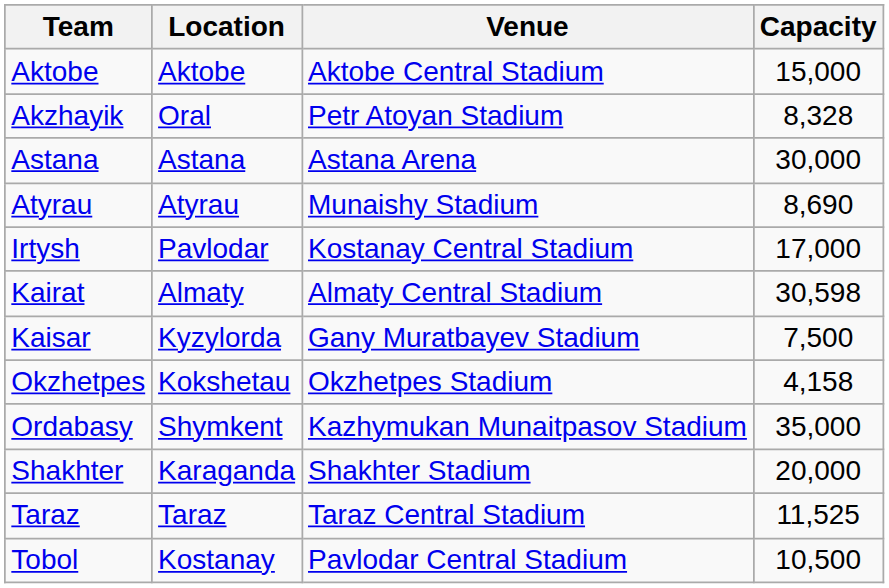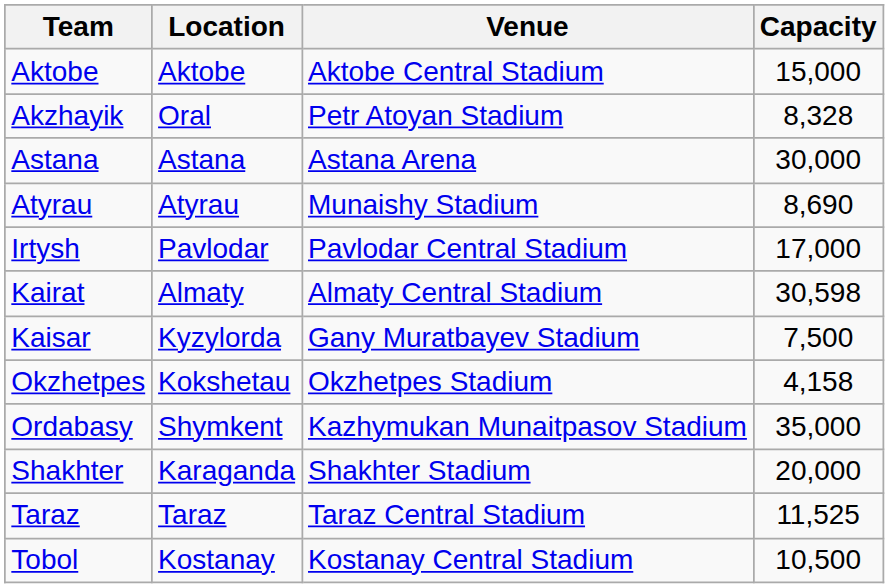(471, 248) Kostanay Central Stadium -> (468, 248) Pavlodar Central Stadium
(468, 559) Pavlodar Central Stadium -> (471, 559) Kostanay Central Stadium
